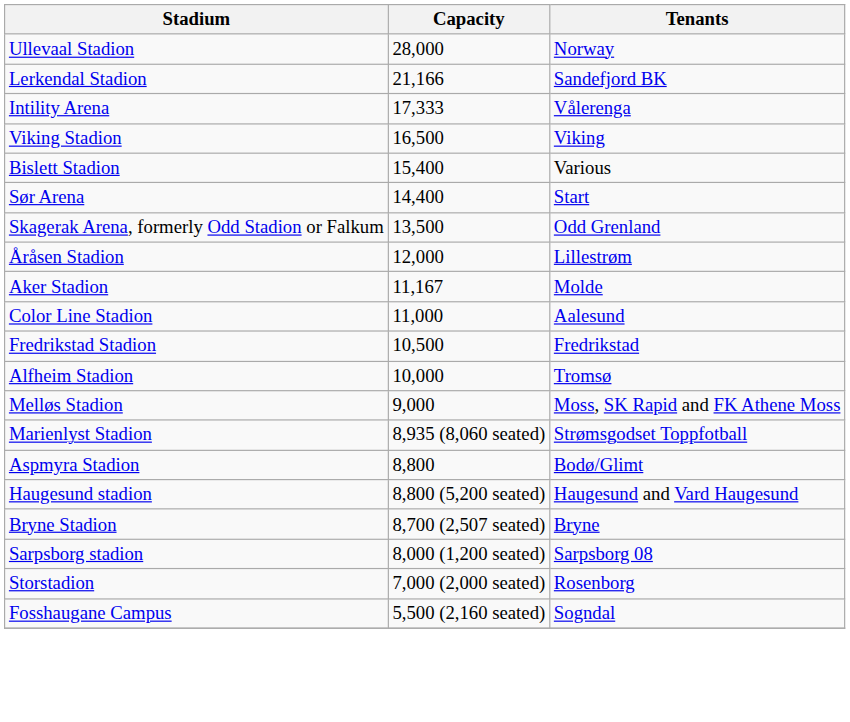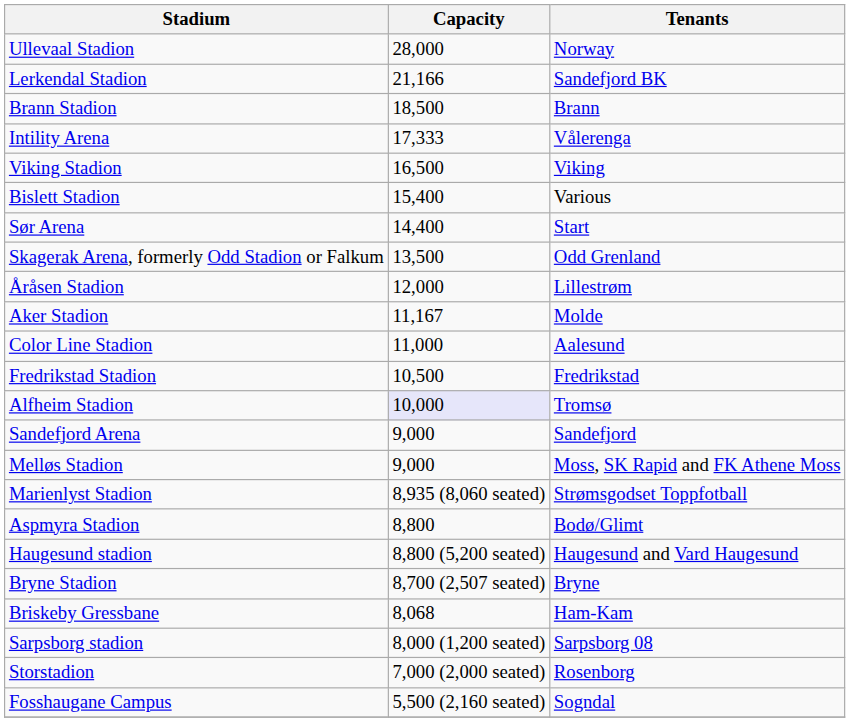+ row: (63, 108)
(418, 375) no background -> (418, 405) lavender background
+ row: (75, 434)
+ row: (84, 613)
